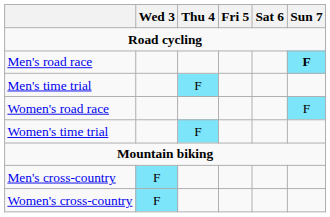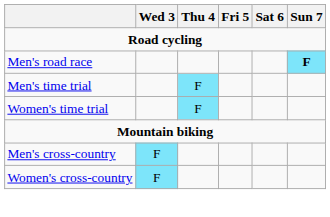- row: (58, 108)
